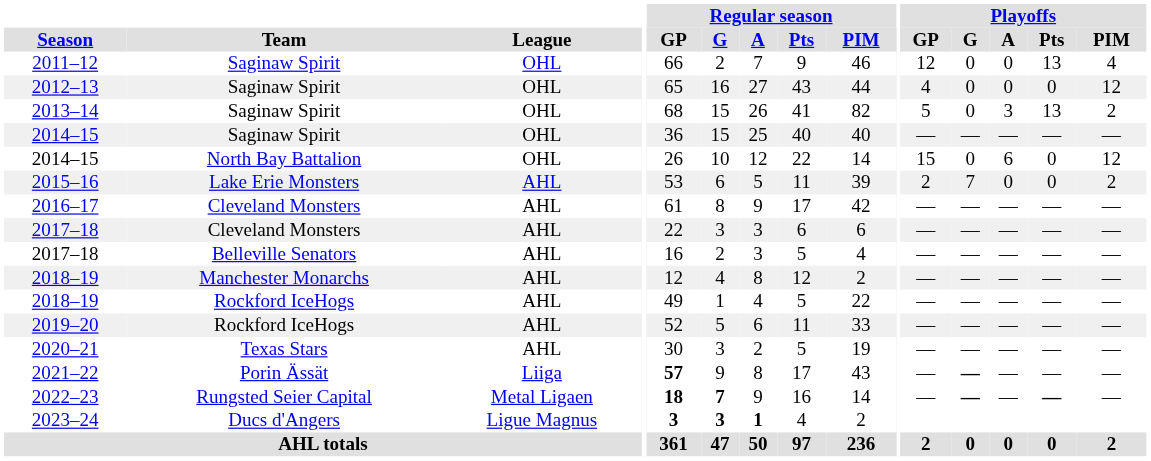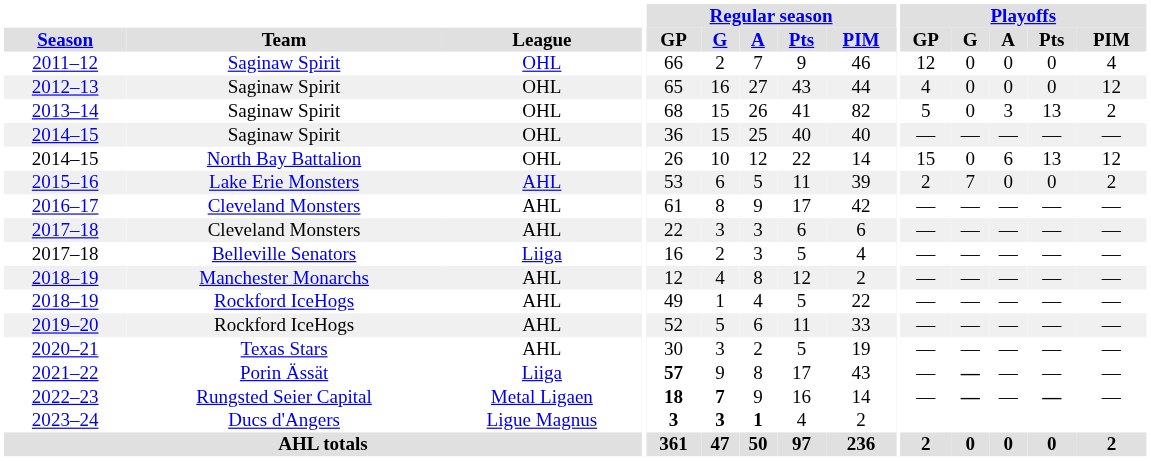(1052, 63) 13 -> (1052, 63) 0
(1052, 158) 0 -> (1052, 158) 13
(542, 253) AHL -> (542, 253) Liiga
